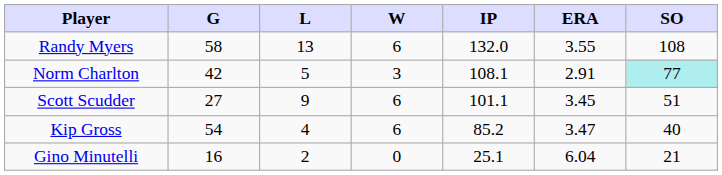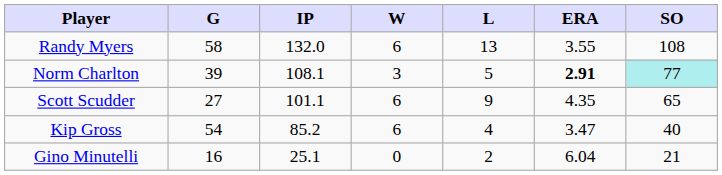columns swapped: (489, 18) <-> (305, 18)
(213, 73) 42 -> (213, 73) 39
(580, 73) normal -> (580, 73) bold
(580, 101) 3.45 -> (580, 101) 4.35
(672, 101) 51 -> (672, 101) 65
